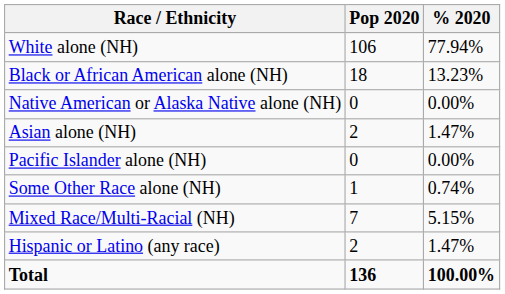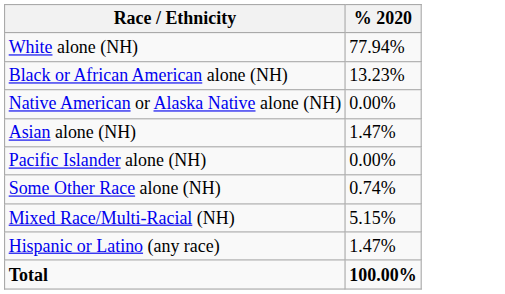- column: (384, 18)
